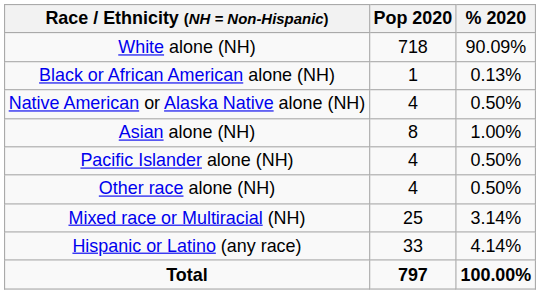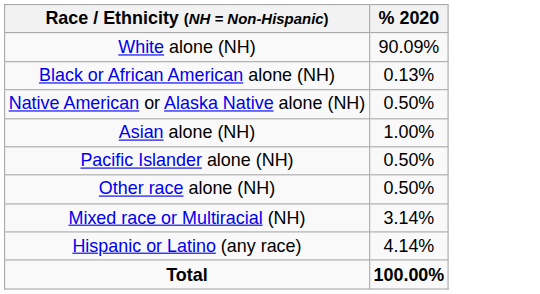- column: (413, 18)
